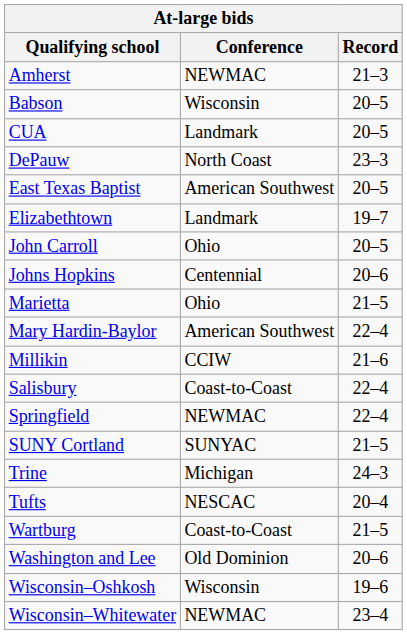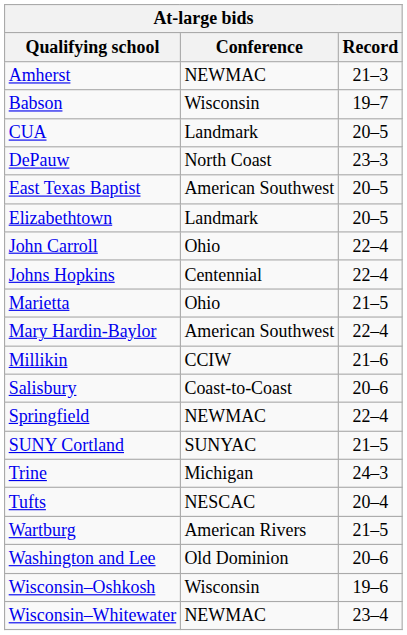(370, 103) 20–5 -> (370, 103) 19–7
(370, 217) 19–7 -> (370, 217) 20–5
(370, 246) 20–5 -> (370, 246) 22–4
(370, 274) 20–6 -> (370, 274) 22–4
(370, 388) 22–4 -> (370, 388) 20–6
(238, 530) Coast-to-Coast -> (245, 530) American Rivers
